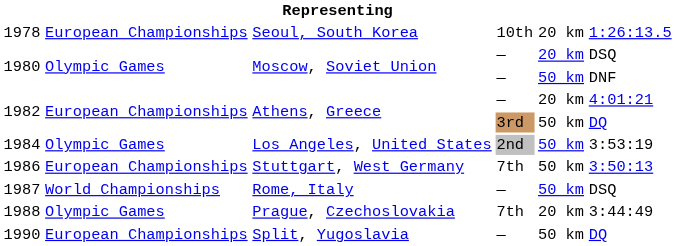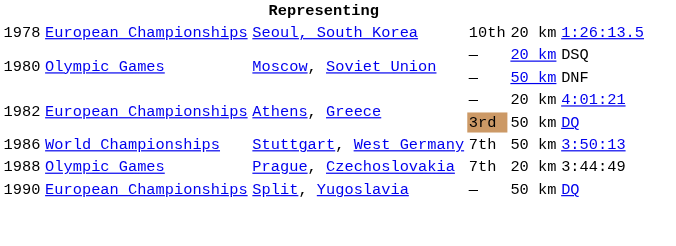- row: (22, 145)
(146, 167) European Championships -> (133, 145) World Championships
- row: (22, 190)
